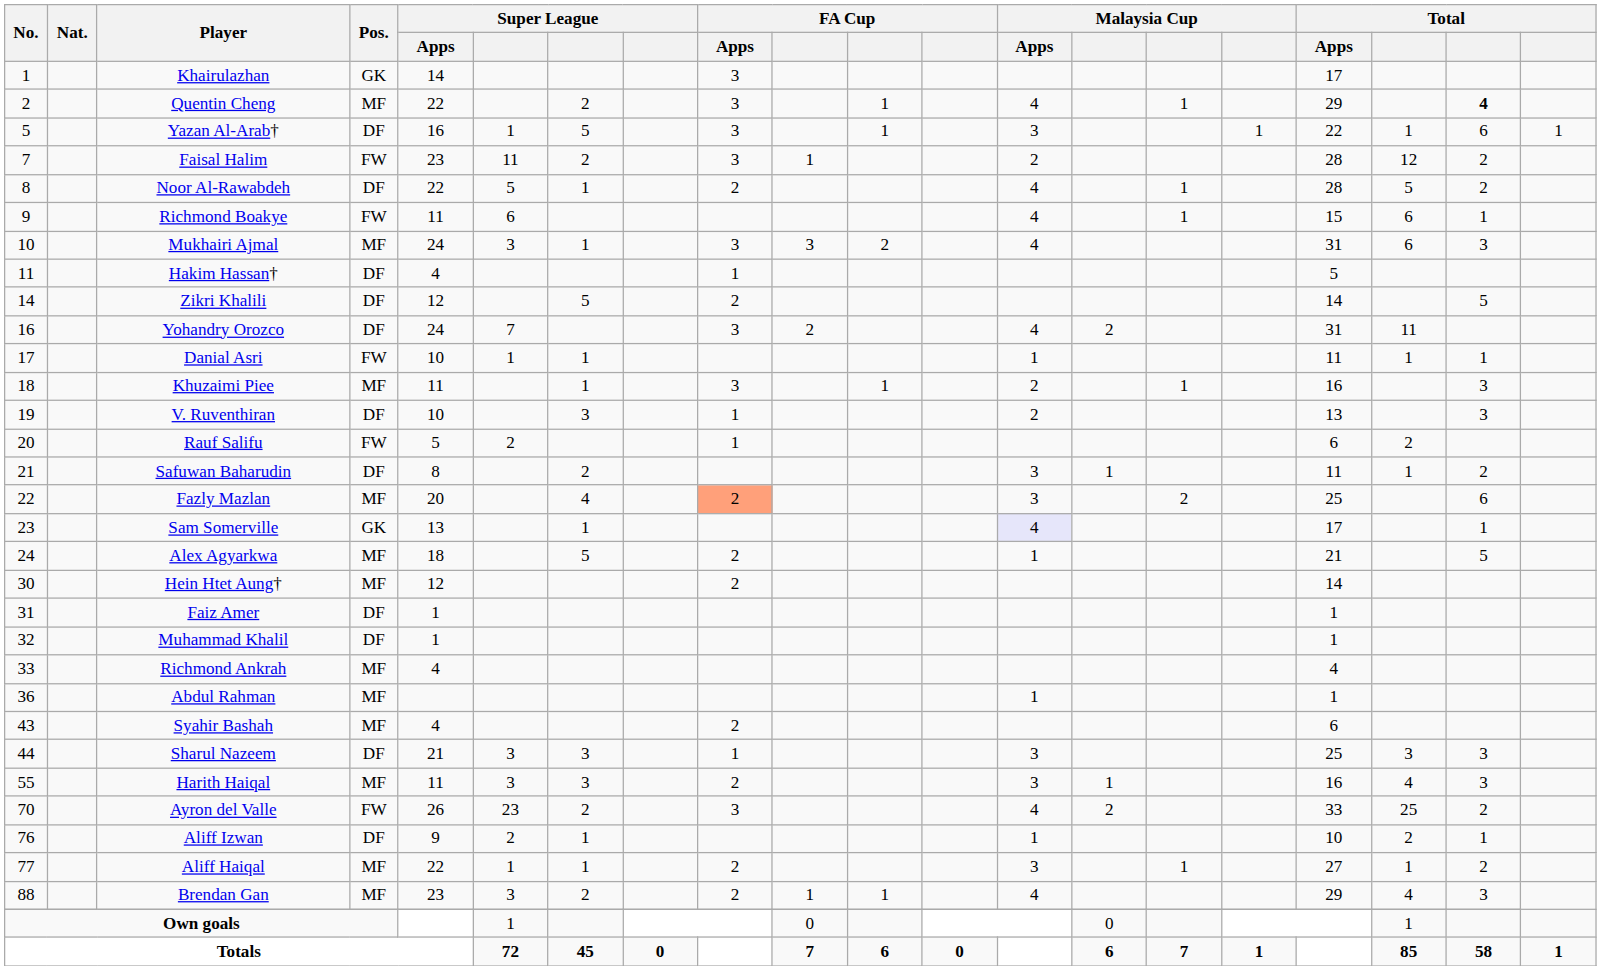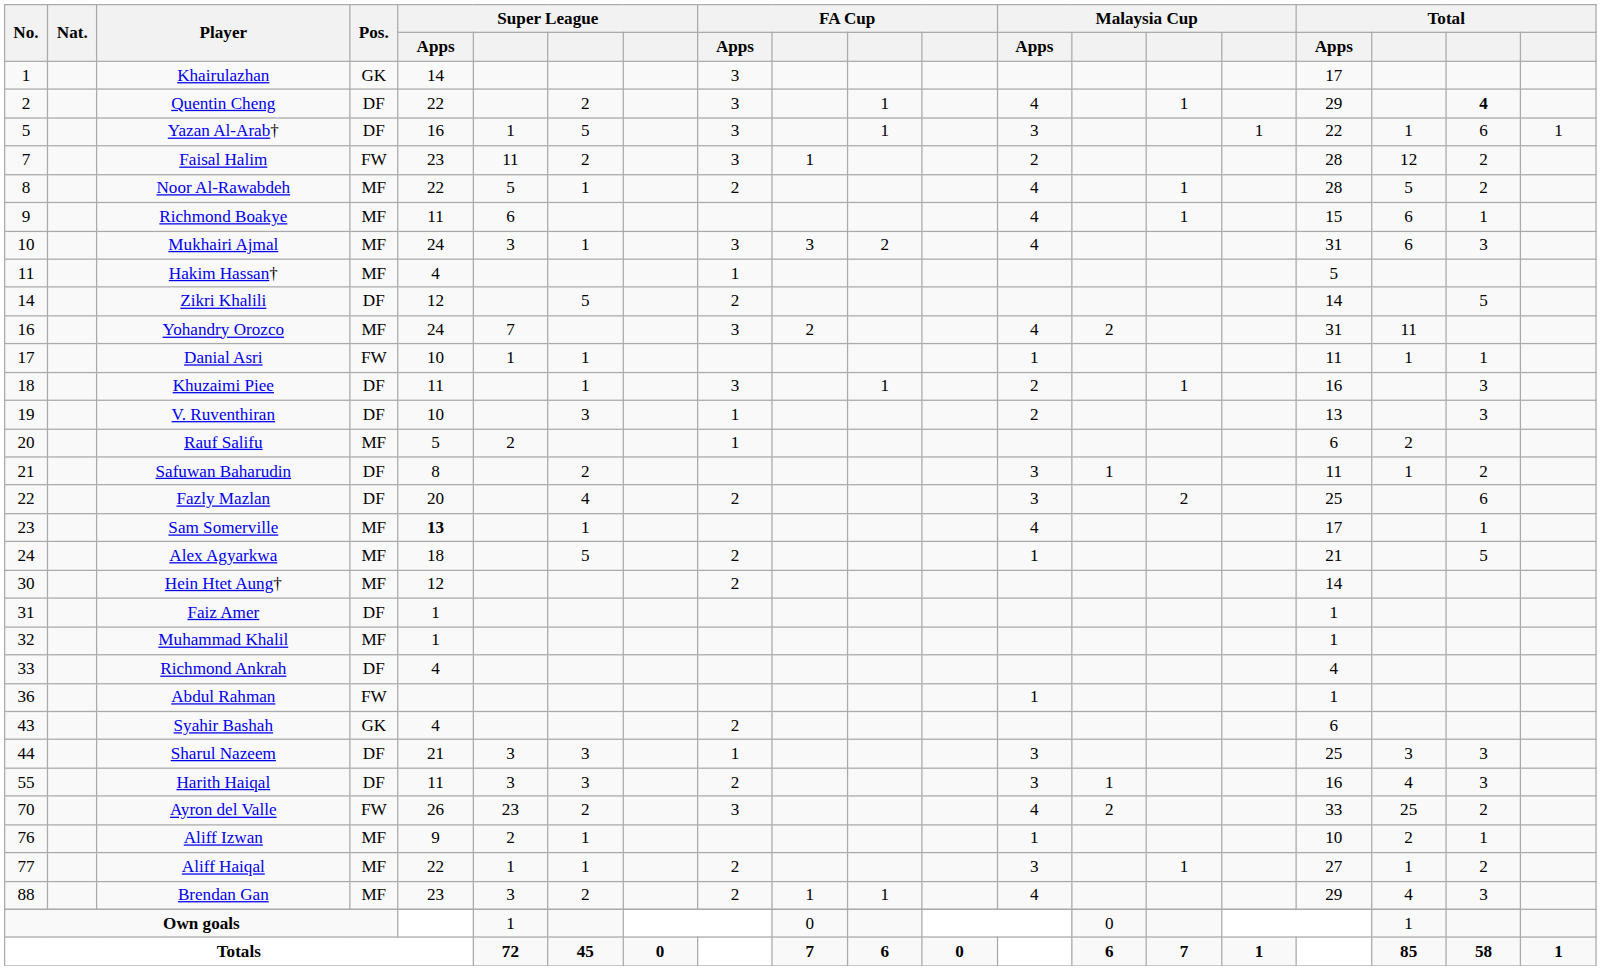(374, 103) MF -> (374, 103) DF
(374, 187) DF -> (374, 187) MF
(374, 216) FW -> (374, 216) MF
(374, 272) DF -> (374, 272) MF
(374, 329) DF -> (374, 329) MF
(374, 385) MF -> (374, 385) DF
(374, 442) FW -> (374, 442) MF
(374, 498) MF -> (374, 498) DF
(735, 498) lightsalmon background -> (735, 498) no background
(374, 527) GK -> (374, 527) MF
(436, 527) normal -> (436, 527) bold
(1034, 527) lavender background -> (1034, 527) no background
(374, 640) DF -> (374, 640) MF
(374, 668) MF -> (374, 668) DF
(374, 696) MF -> (374, 696) FW
(374, 725) MF -> (374, 725) GK
(374, 781) MF -> (374, 781) DF
(374, 838) DF -> (374, 838) MF
